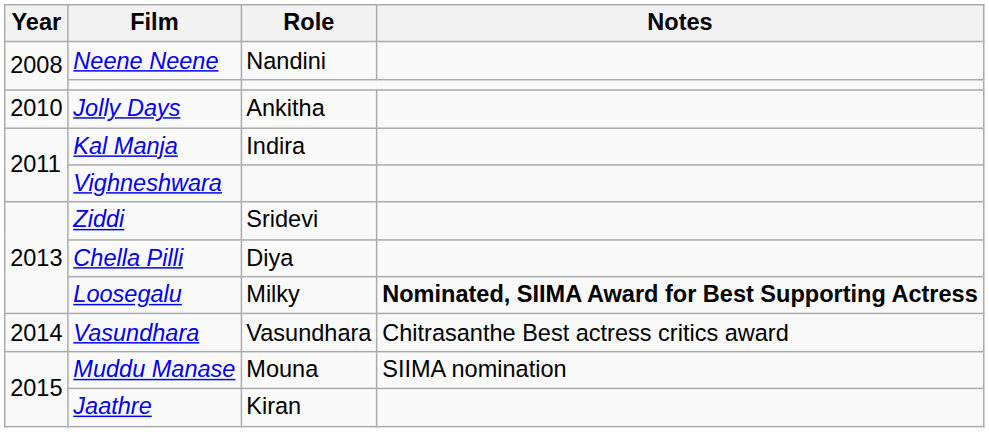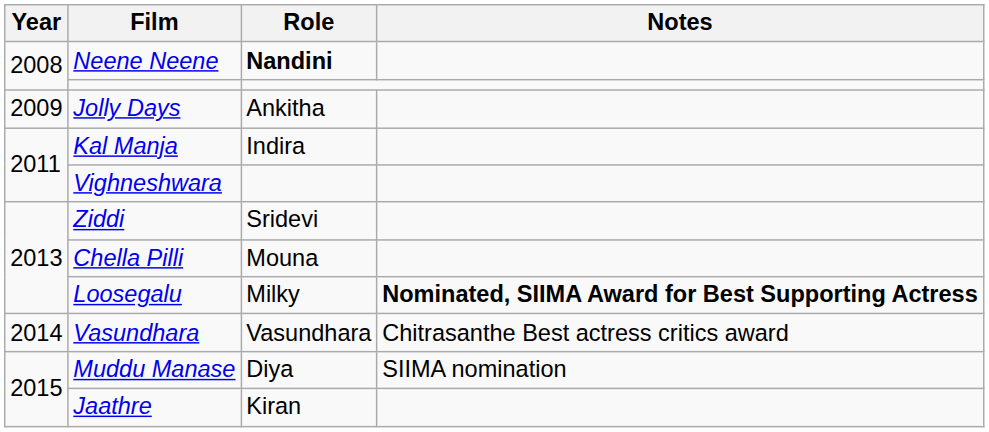(286, 60) normal -> (289, 60) bold
(36, 108) 2010 -> (36, 108) 2009
(270, 257) Diya -> (282, 257) Mouna
(282, 369) Mouna -> (270, 369) Diya
